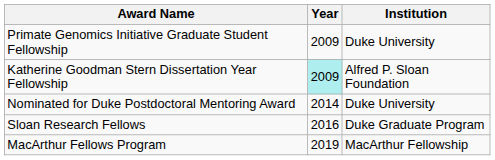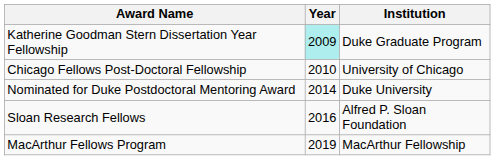- row: (138, 42)
(387, 76) Alfred P. Sloan Foundation -> (412, 42) Duke Graduate Program
+ row: (127, 69)
(415, 124) Duke Graduate Program -> (384, 117) Alfred P. Sloan Foundation
